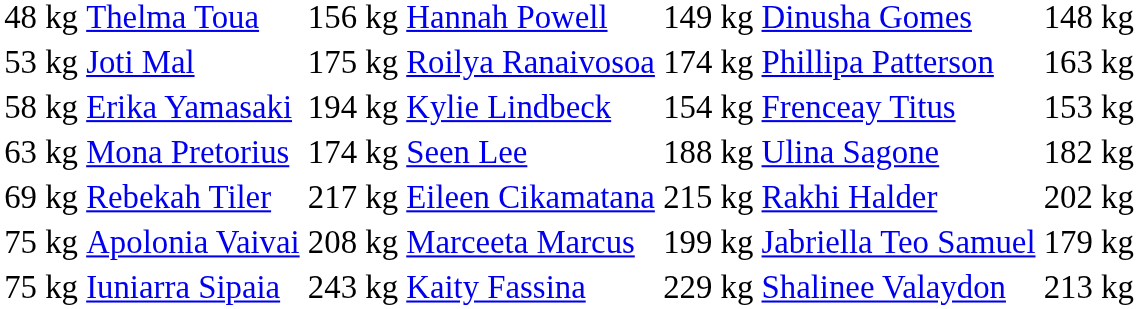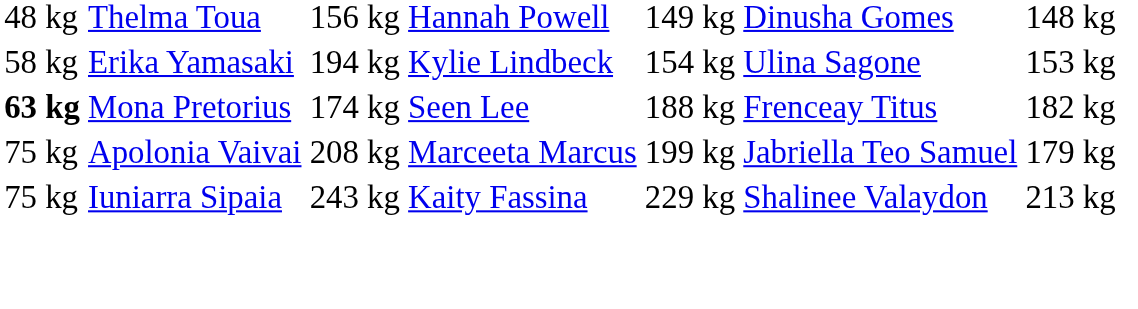- row: (140, 62)
(859, 107) Frenceay Titus -> (832, 62) Ulina Sagone
(41, 152) normal -> (42, 107) bold
(850, 152) Ulina Sagone -> (840, 107) Frenceay Titus
- row: (179, 197)
